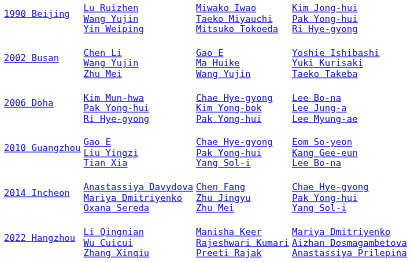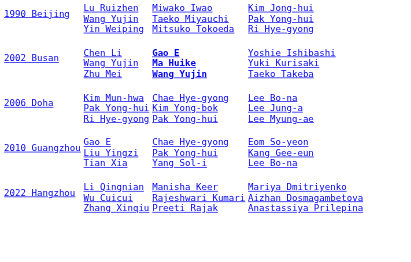(223, 63) normal -> (180, 63) bold
- row: (37, 192)
